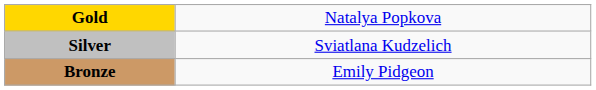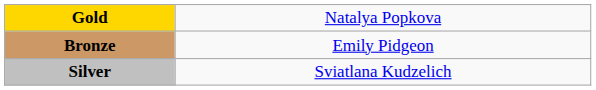rows swapped: (90, 44) <-> (90, 71)
